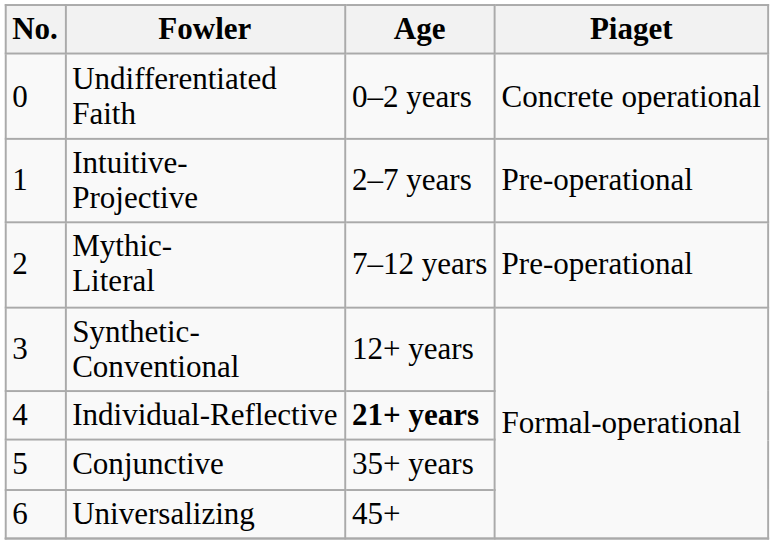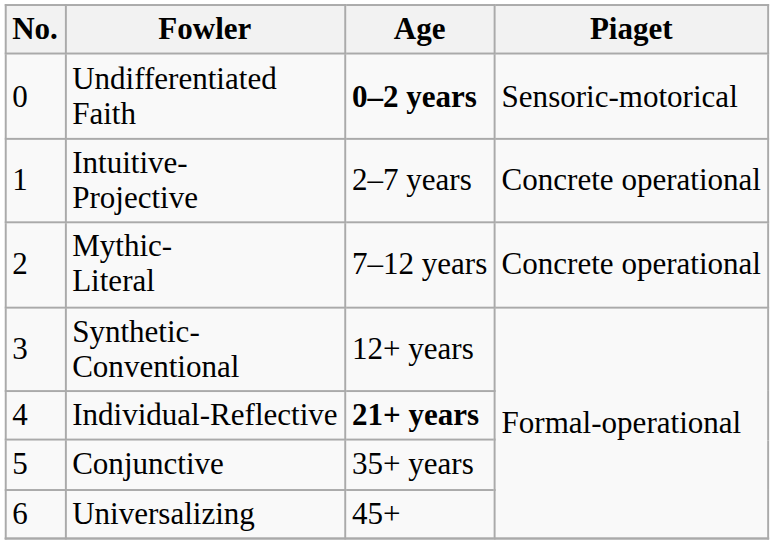(412, 95) normal -> (414, 95) bold
(631, 95) Concrete operational -> (620, 95) Sensoric-motorical
(597, 179) Pre-operational -> (631, 179) Concrete operational
(597, 264) Pre-operational -> (631, 264) Concrete operational
